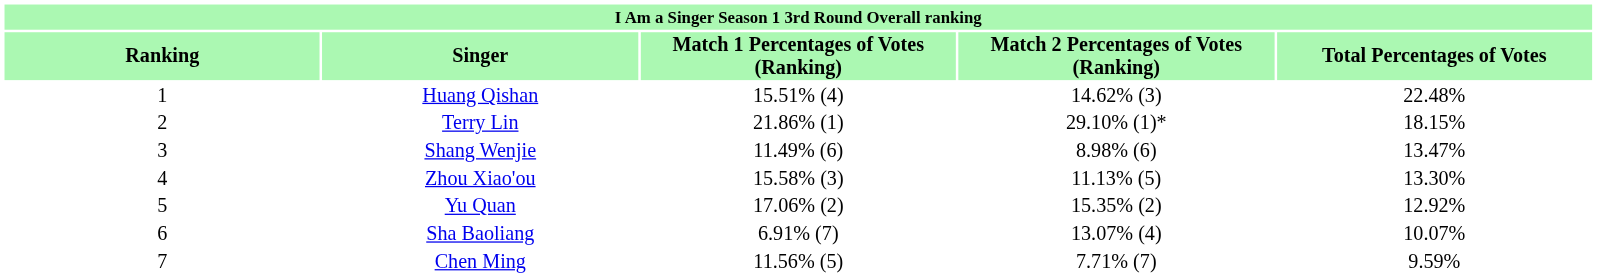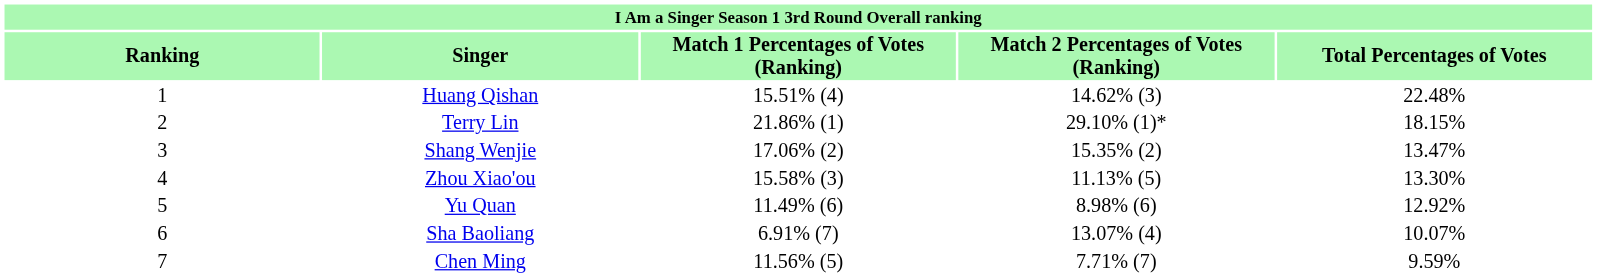(798, 150) 11.49% (6) -> (798, 150) 17.06% (2)
(1116, 150) 8.98% (6) -> (1116, 150) 15.35% (2)
(798, 205) 17.06% (2) -> (798, 205) 11.49% (6)
(1116, 205) 15.35% (2) -> (1116, 205) 8.98% (6)
